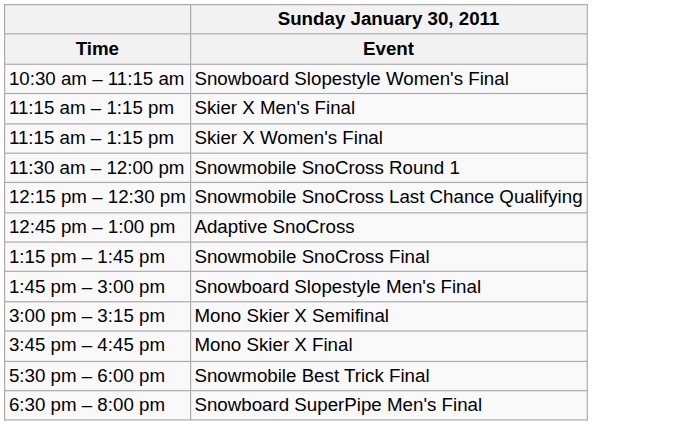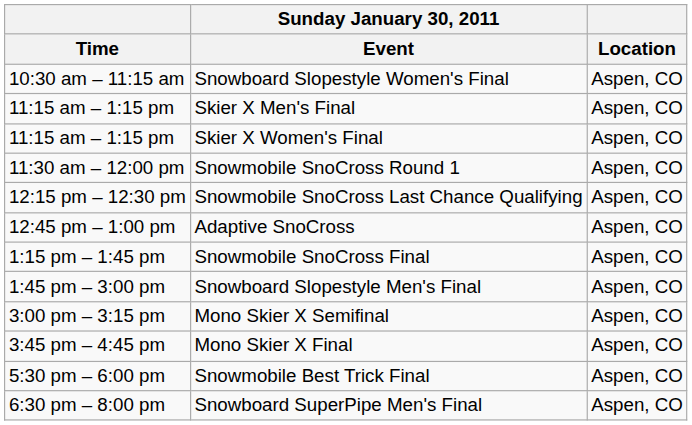+ column: (637, 49)
